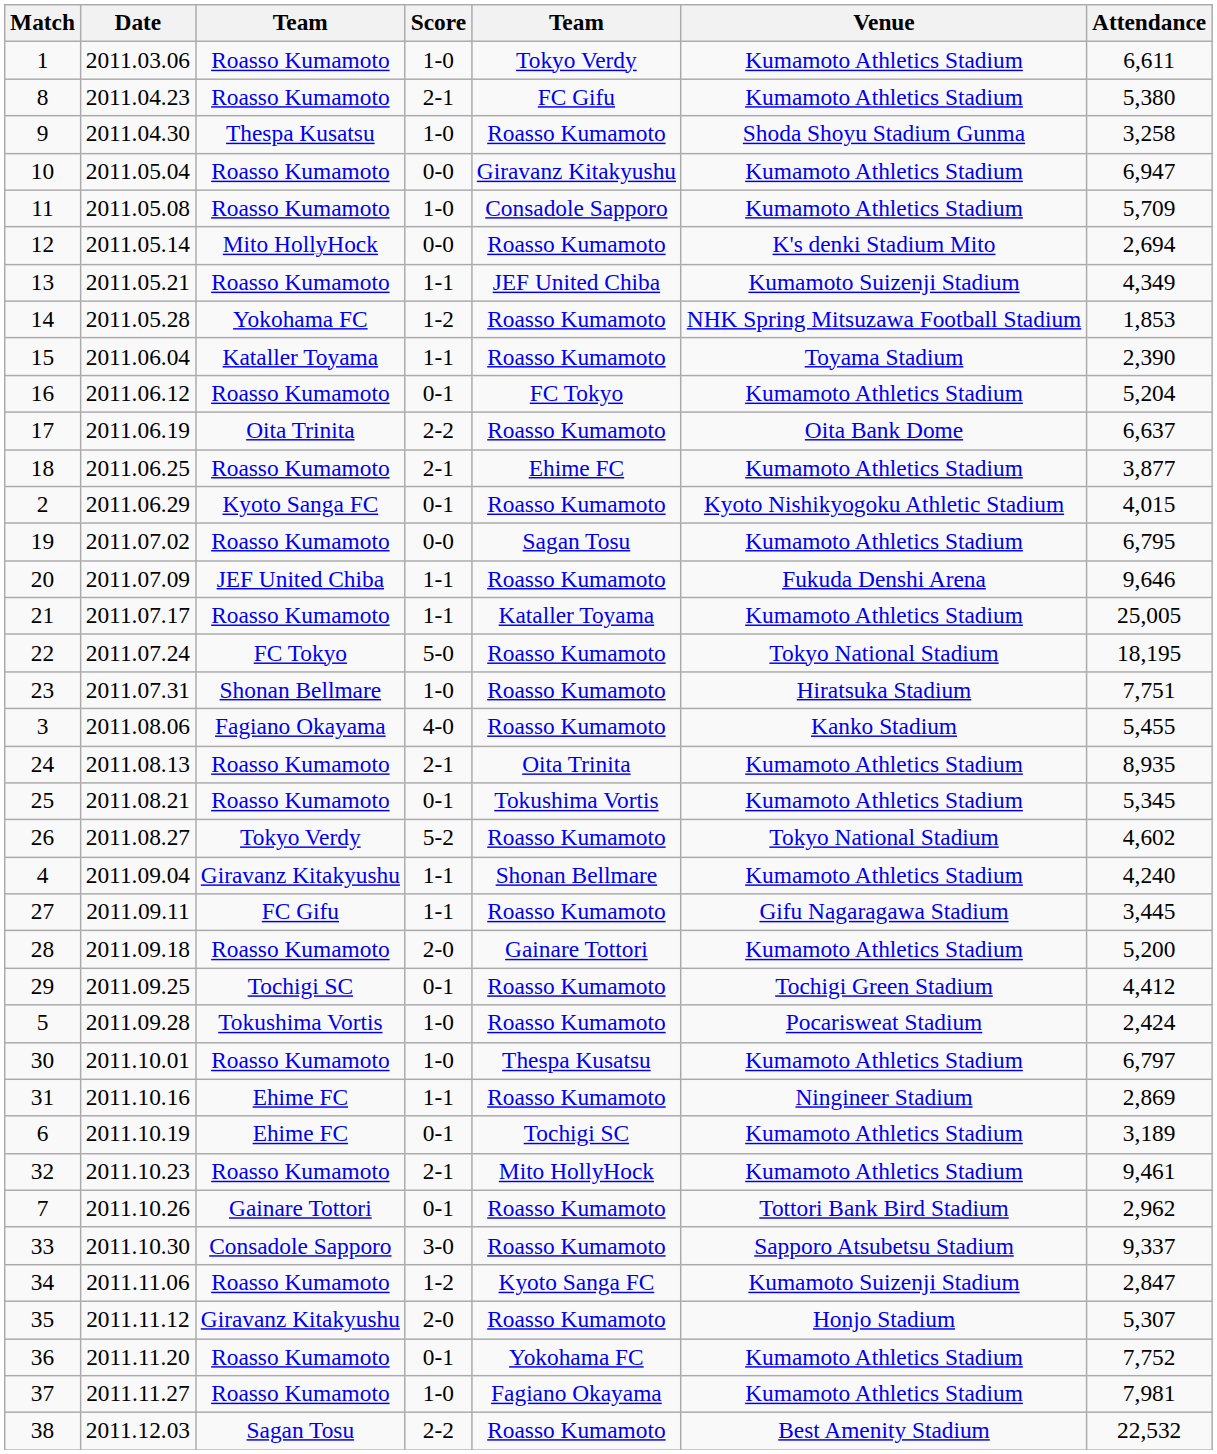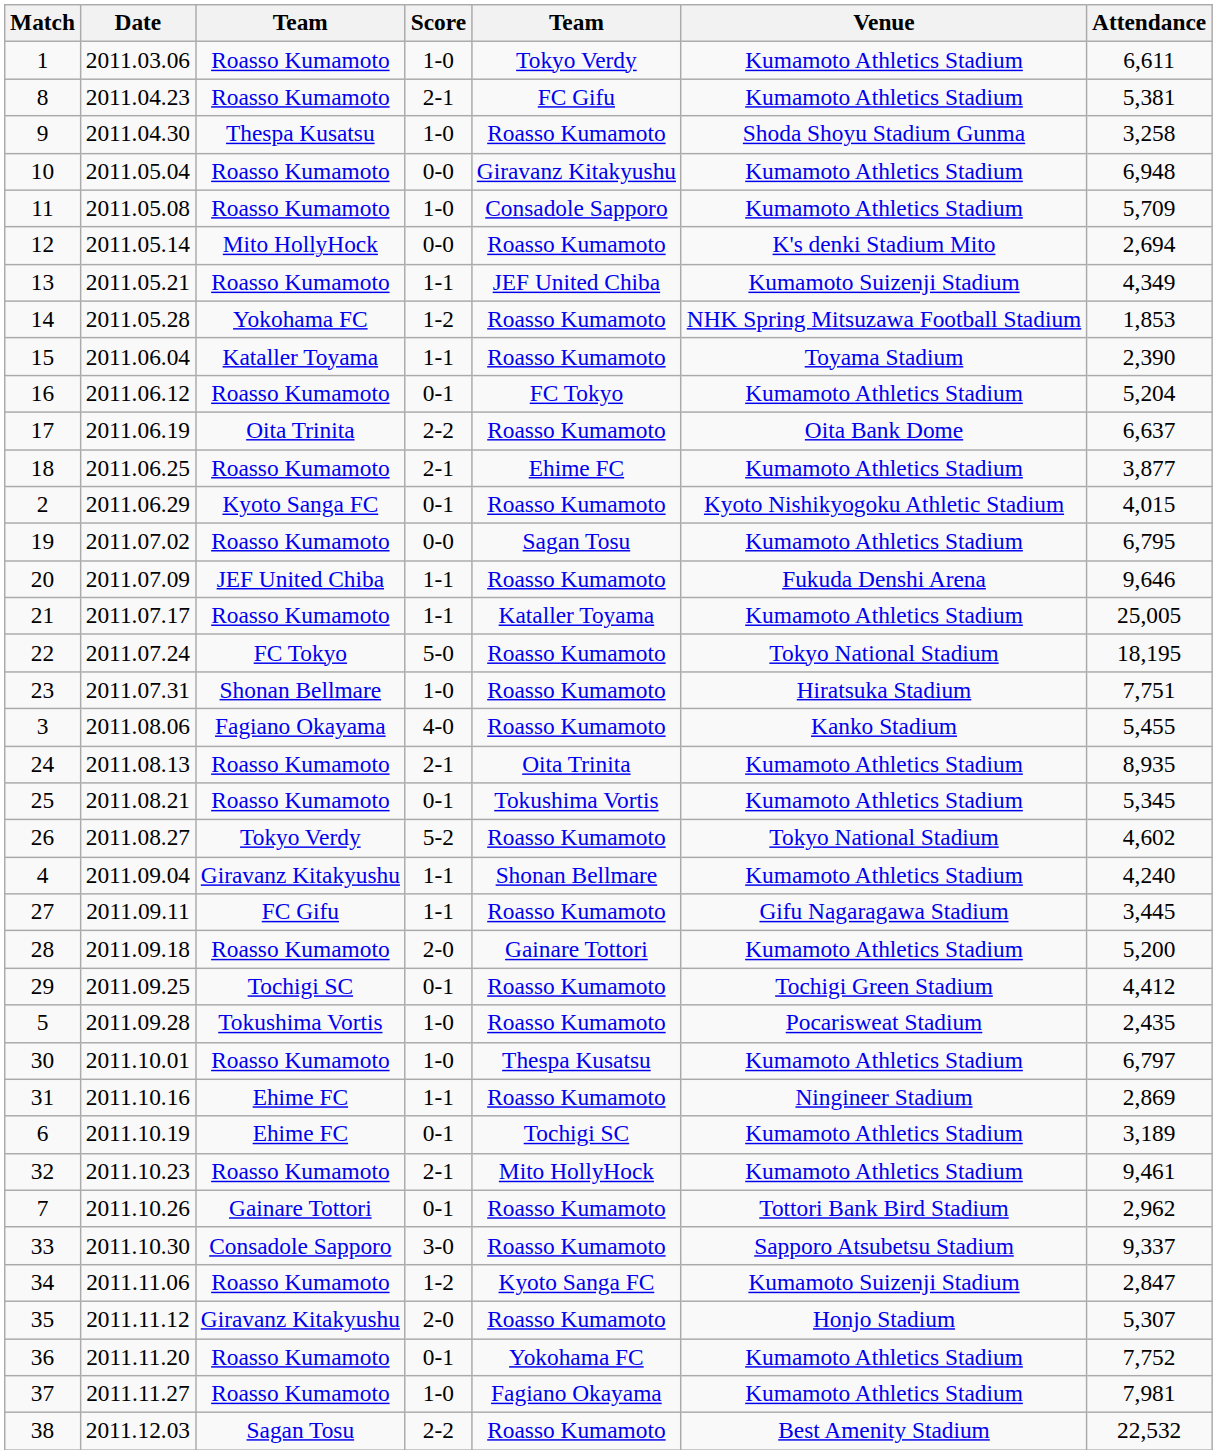(1149, 97) 5,380 -> (1149, 97) 5,381
(1149, 171) 6,947 -> (1149, 171) 6,948
(1149, 1023) 2,424 -> (1149, 1023) 2,435
